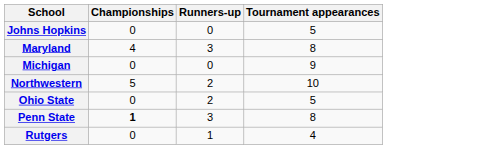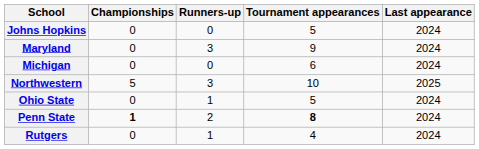+ column: (428, 13)
(133, 48) 4 -> (133, 48) 0
(313, 48) 8 -> (313, 48) 9
(313, 65) 9 -> (313, 65) 6
(210, 83) 2 -> (210, 83) 3
(210, 100) 2 -> (210, 100) 1
(210, 118) 3 -> (210, 118) 2
(313, 118) normal -> (313, 118) bold
